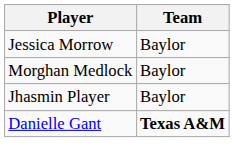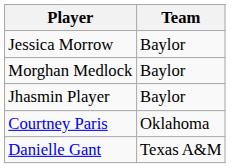+ row: (58, 123)
(182, 123) bold -> (181, 149) normal
